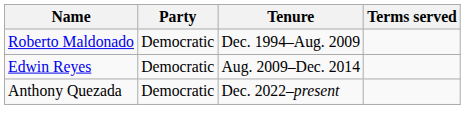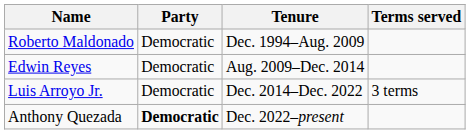+ row: (55, 91)
(178, 91) normal -> (180, 116) bold
